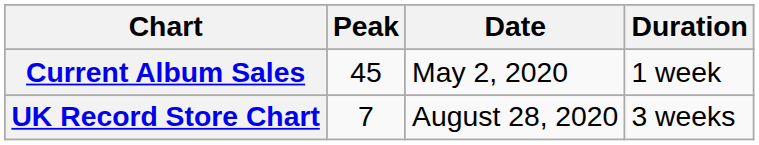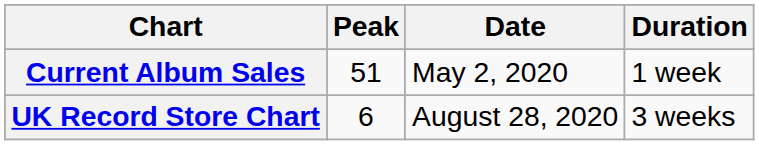(366, 71) 45 -> (366, 71) 51
(366, 116) 7 -> (366, 116) 6
